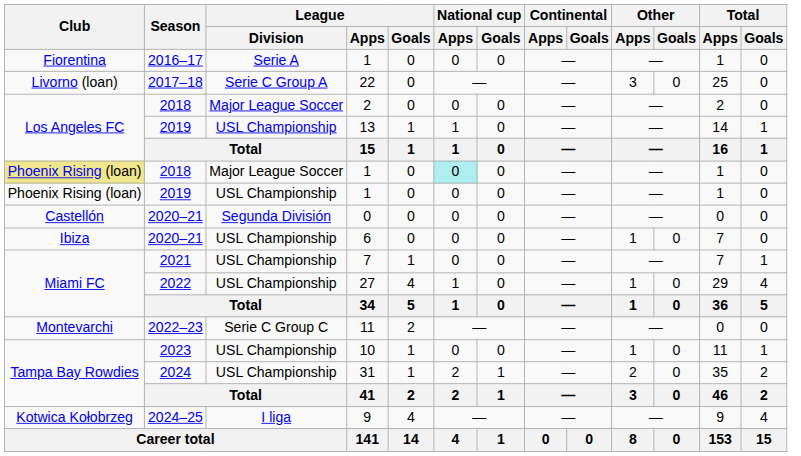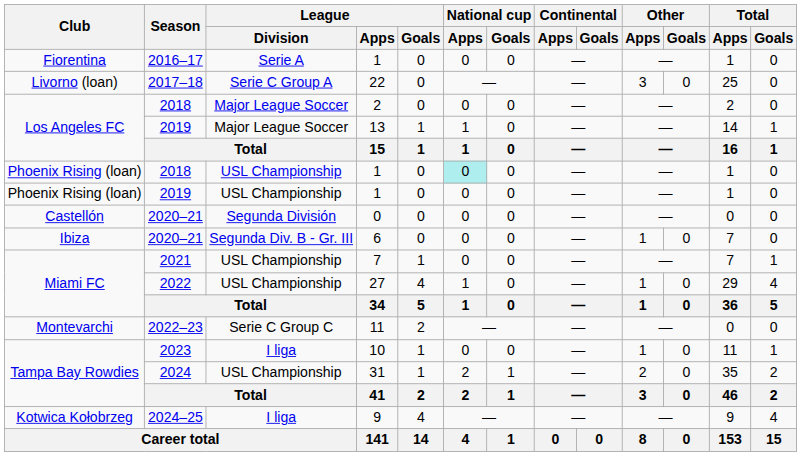(276, 127) USL Championship -> (281, 127) Major League Soccer
(75, 171) khaki background -> (75, 171) no background
(276, 171) Major League Soccer -> (281, 171) USL Championship
(276, 238) USL Championship -> (281, 238) Segunda Div. B - Gr. III
(276, 350) USL Championship -> (281, 350) I liga
